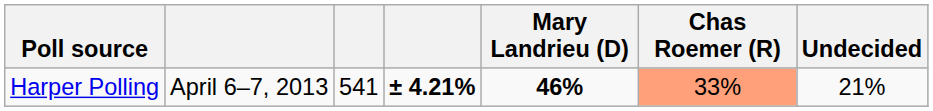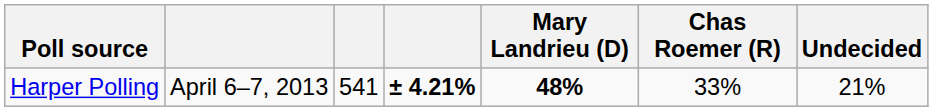(560, 86) 46% -> (560, 86) 48%
(718, 86) lightsalmon background -> (718, 86) no background
